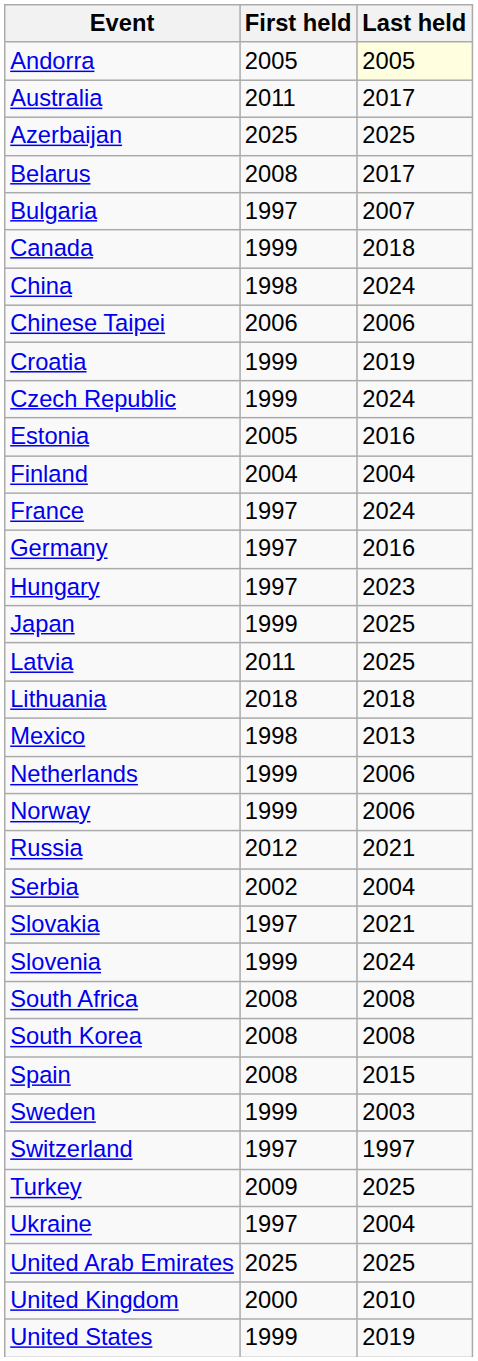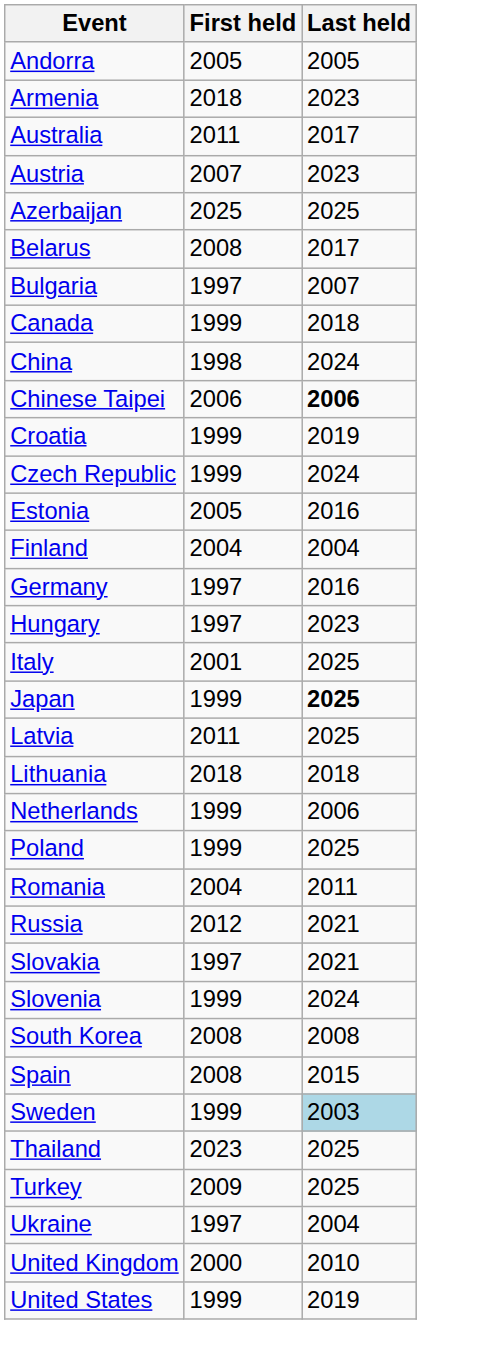(389, 60) lightyellow background -> (333, 60) no background
+ row: (54, 98)
+ row: (47, 173)
(389, 323) normal -> (333, 398) bold
- row: (47, 511)
+ row: (32, 661)
(389, 624) normal -> (333, 699) bold
- row: (48, 736)
- row: (50, 811)
+ row: (47, 849)
+ row: (58, 887)
- row: (44, 887)
- row: (74, 999)
(389, 1112) no background -> (333, 1112) lightblue background
- row: (71, 1149)
+ row: (56, 1149)
- row: (122, 1262)
